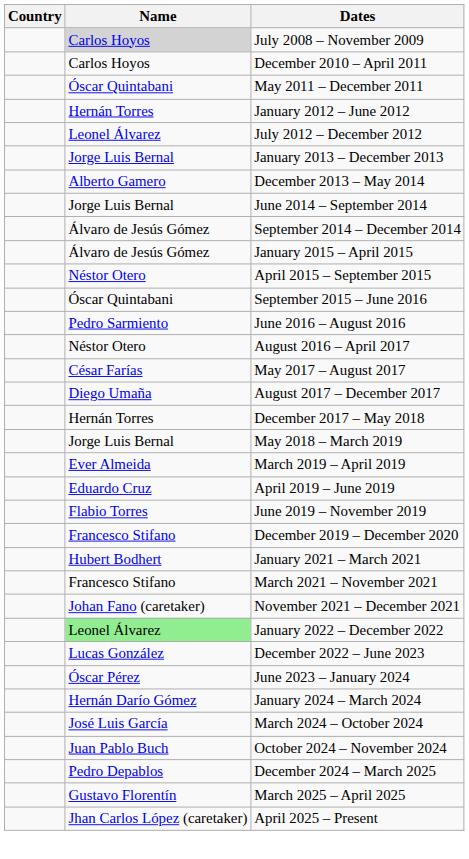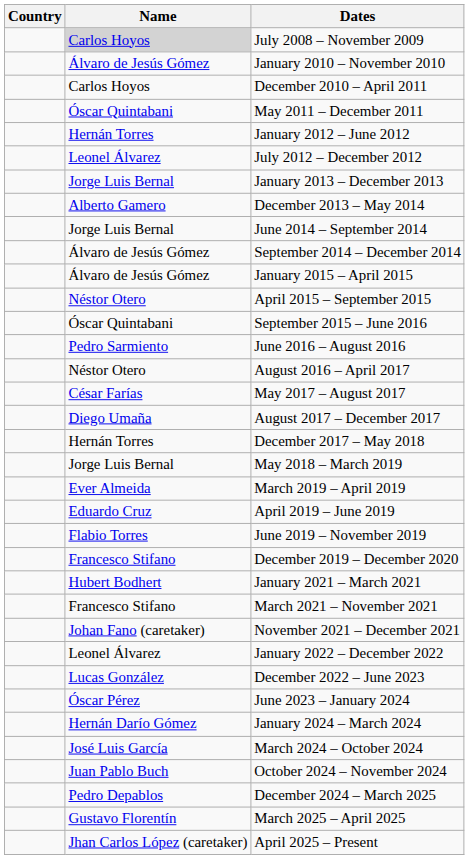+ row: (350, 63)
(115, 629) lightgreen background -> (115, 653) no background
